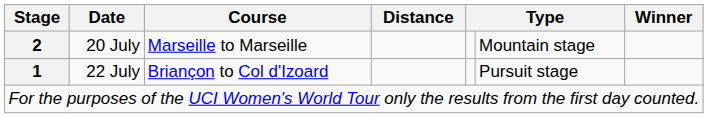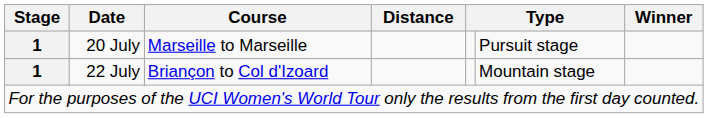(37, 44) 2 -> (37, 44) 1
(537, 44) Mountain stage -> (529, 44) Pursuit stage
(529, 71) Pursuit stage -> (537, 71) Mountain stage
